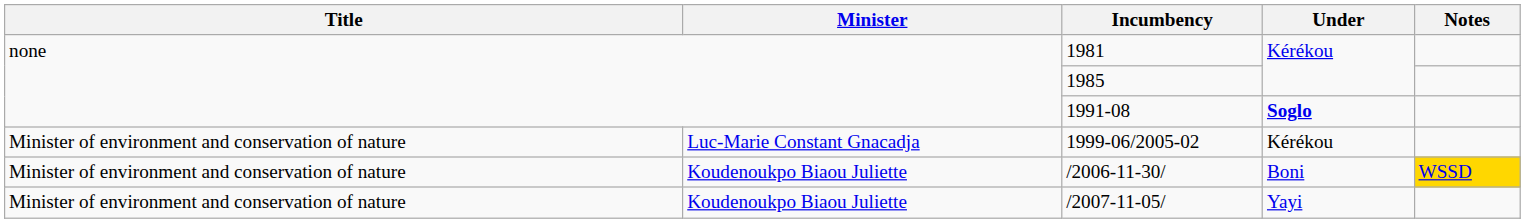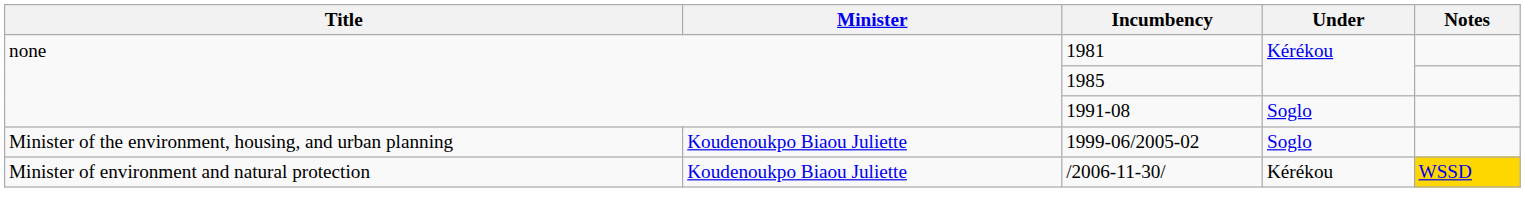(1289, 111) bold -> (1289, 111) normal
(207, 141) Minister of environment and conservation of nature -> (231, 141) Minister of the environment, housing, and urban planning
(803, 141) Luc-Marie Constant Gnacadja -> (797, 141) Koudenoukpo Biaou Juliette
(1300, 141) Kérékou -> (1289, 141) Soglo
(207, 171) Minister of environment and conservation of nature -> (190, 171) Minister of environment and natural protection
(1286, 171) Boni -> (1300, 171) Kérékou
- row: (1116, 202)
